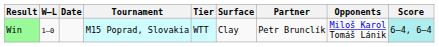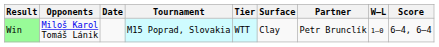columns swapped: (49, 11) <-> (358, 11)
(411, 30) paleturquoise background -> (411, 30) no background
